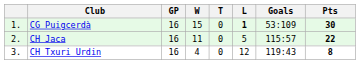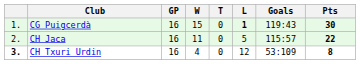(281, 25) 53:109 -> (281, 25) 119:43
(16, 53) normal -> (16, 53) bold
(281, 53) 119:43 -> (281, 53) 53:109
